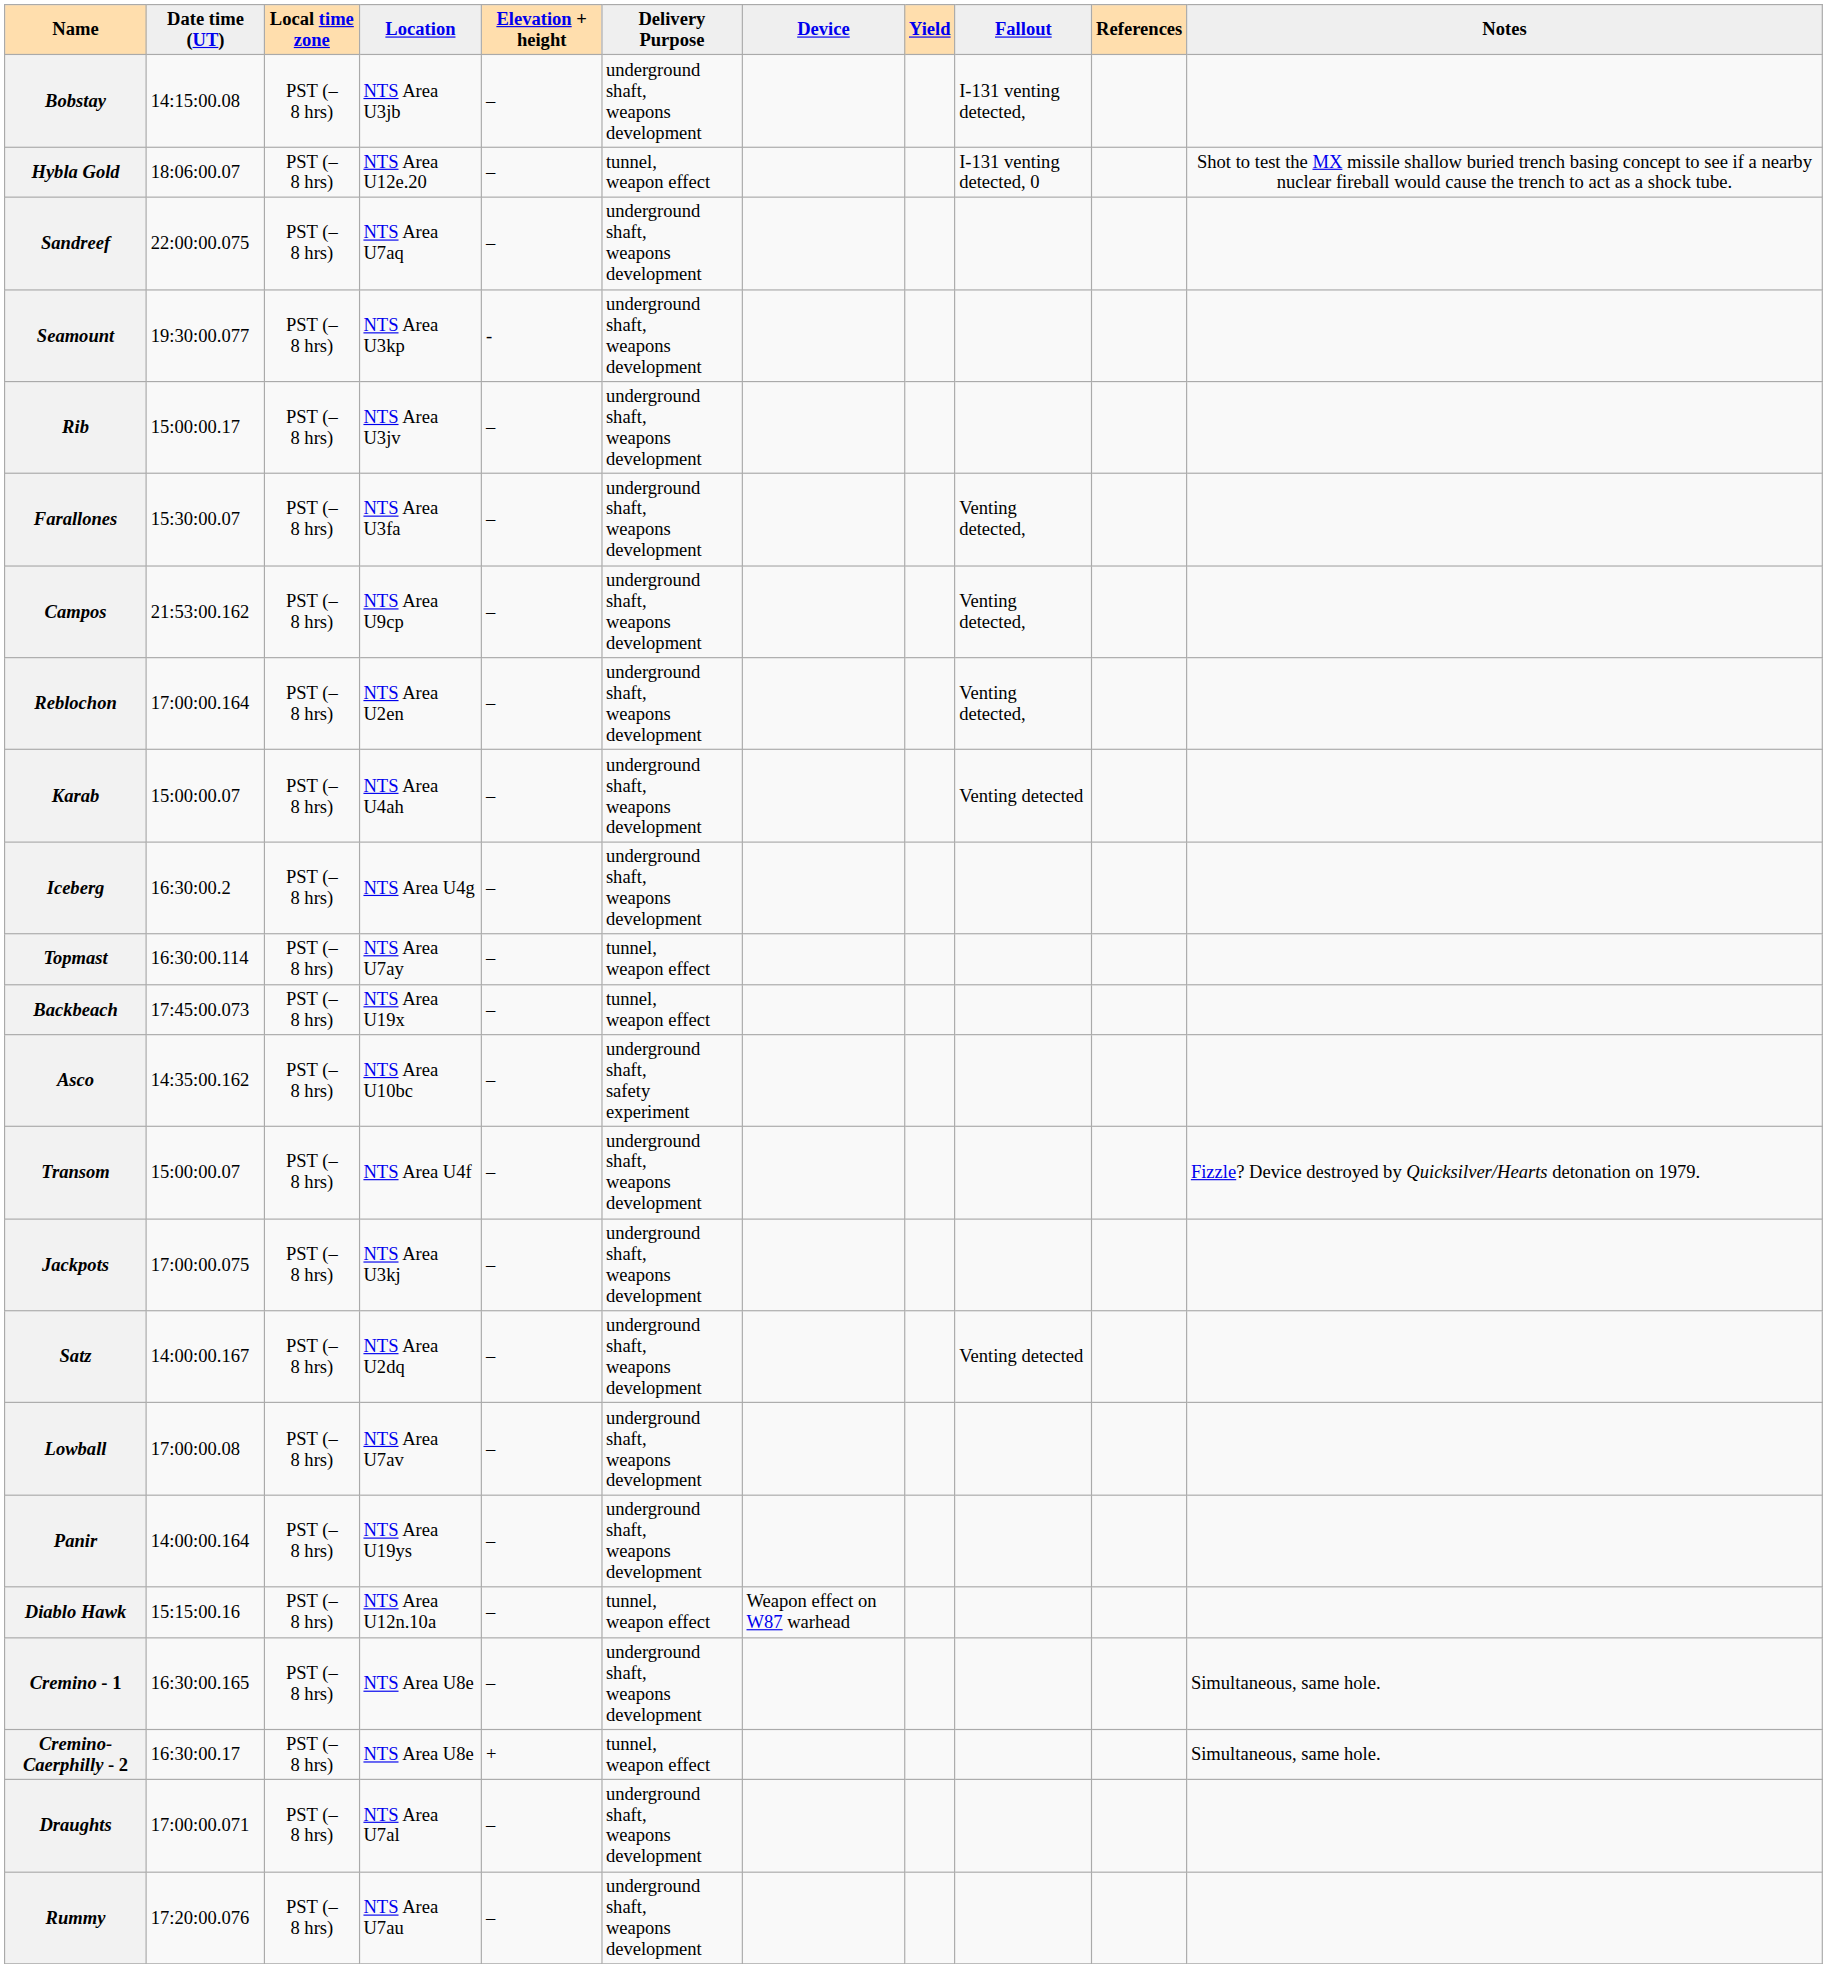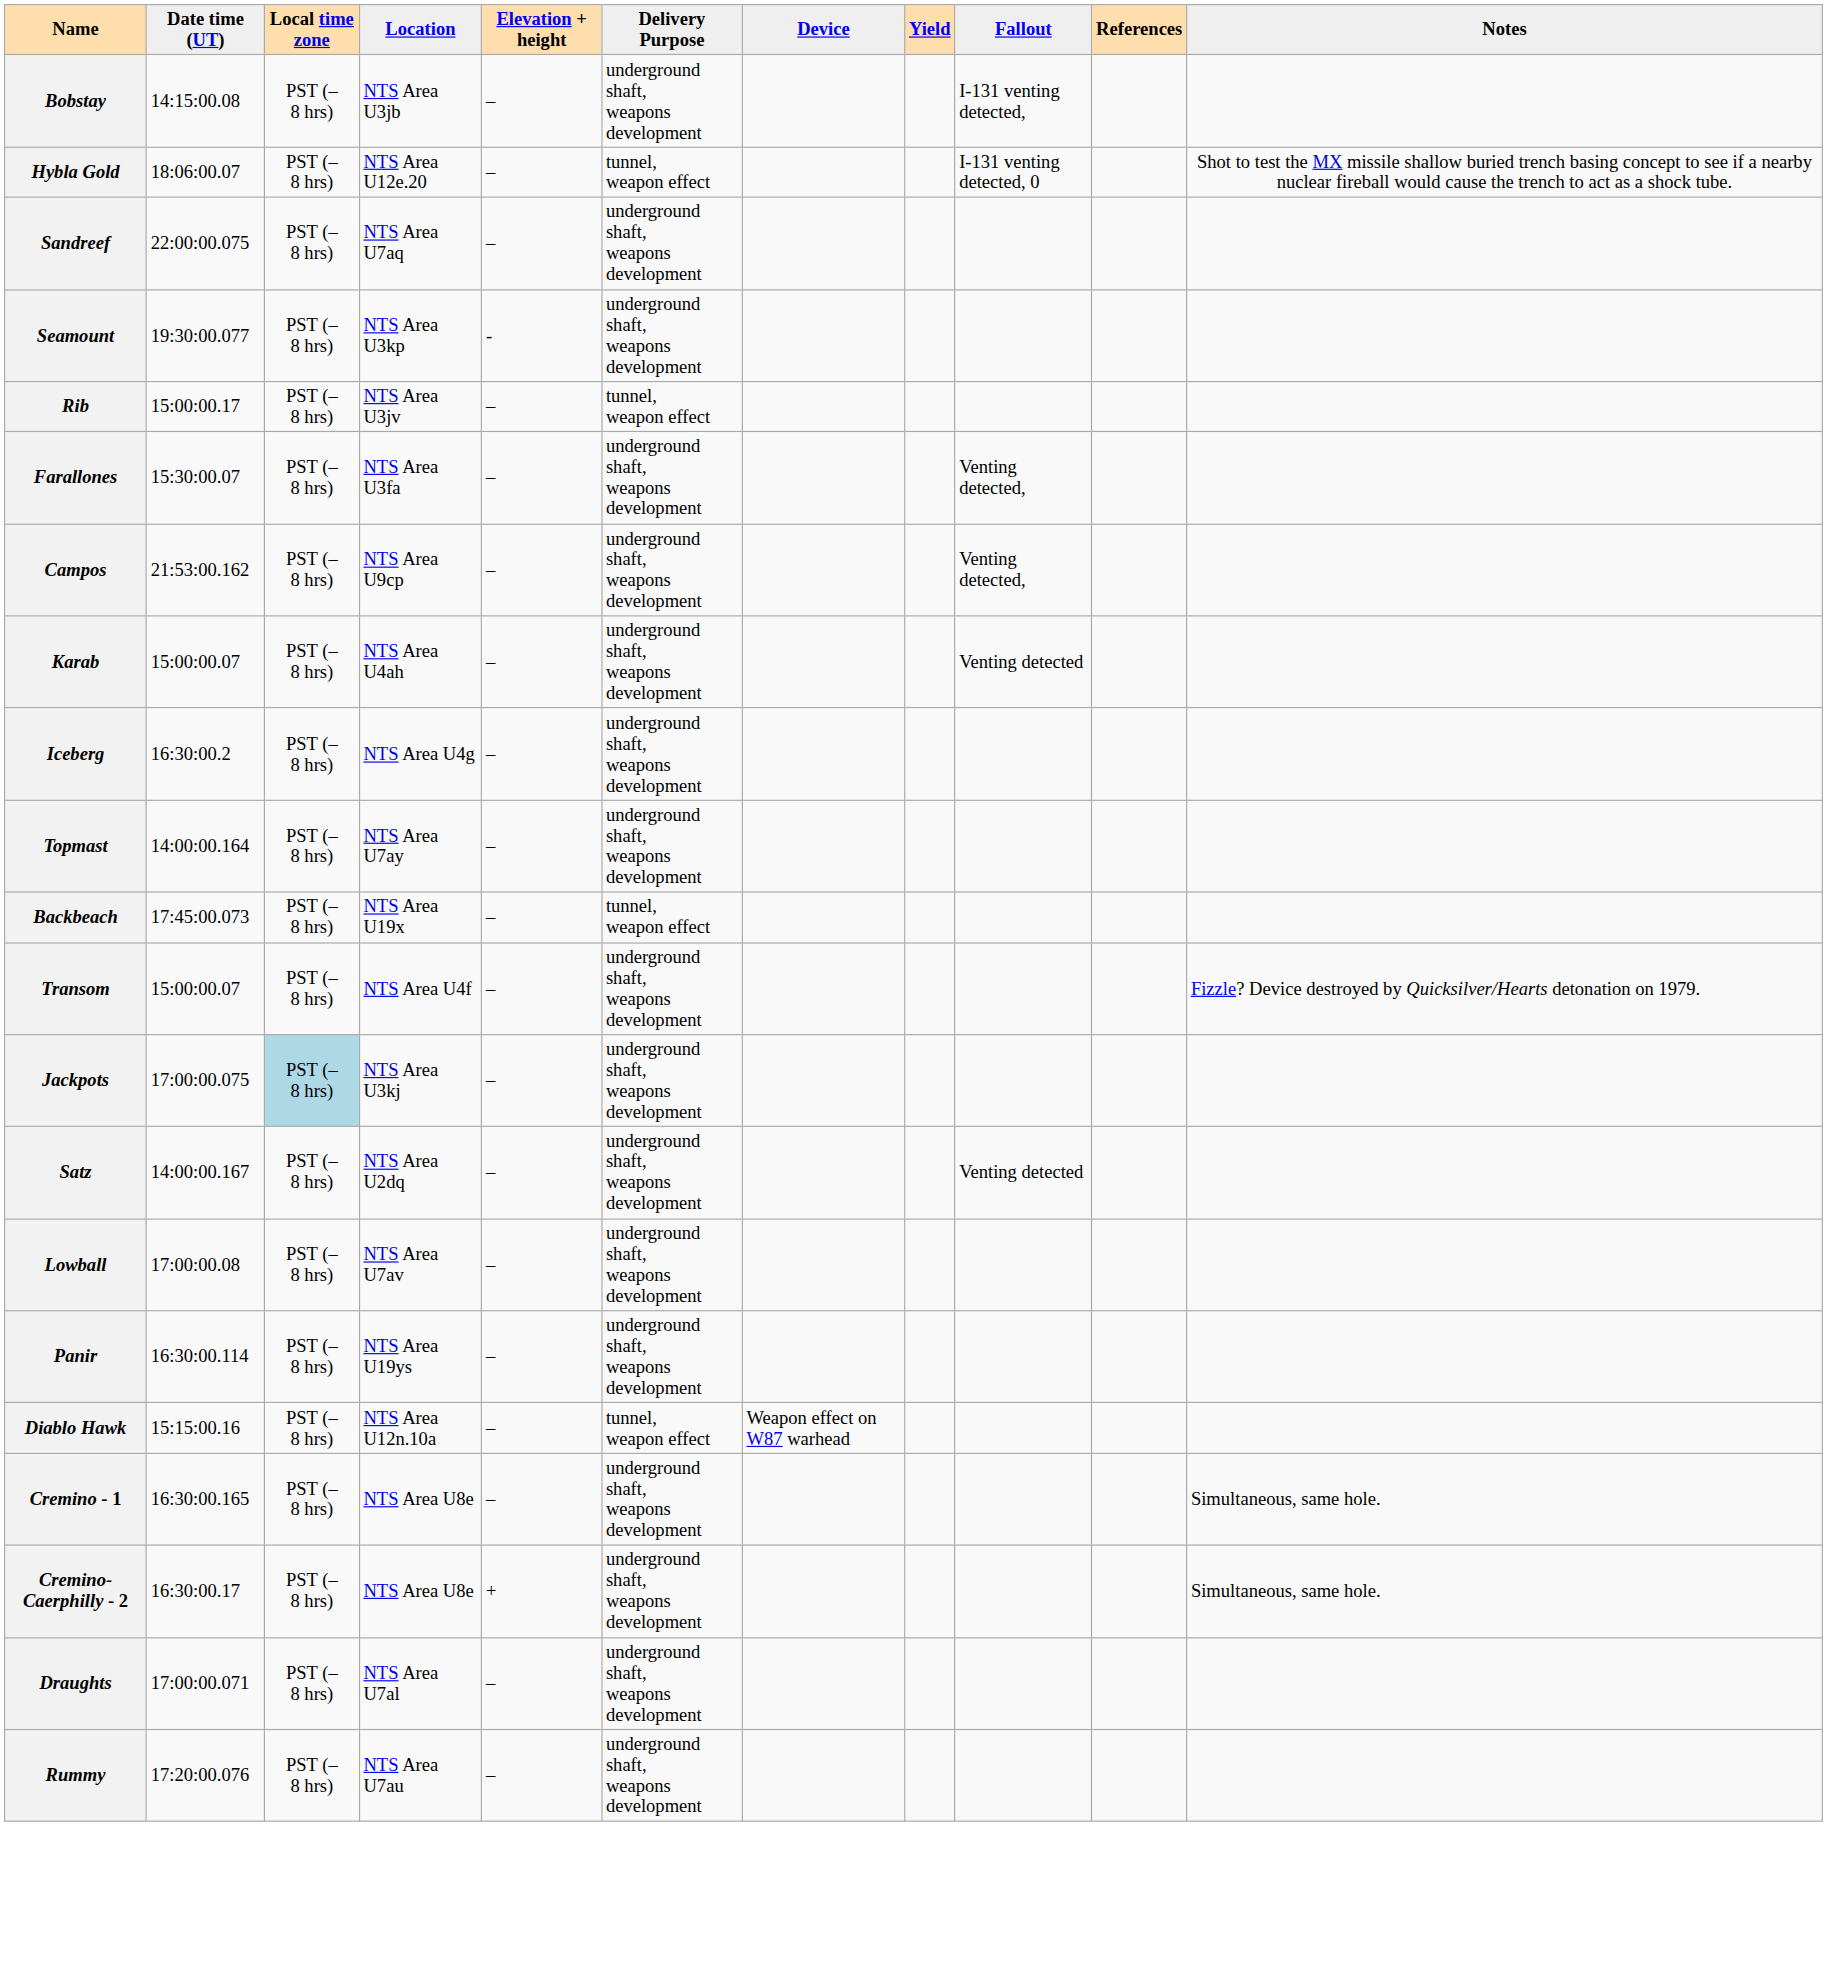(654, 427) underground shaft, weapons development -> (658, 406) tunnel, weapon effect
- row: (76, 703)
(200, 958) 16:30:00.114 -> (200, 846) 14:00:00.164
(658, 958) tunnel, weapon effect -> (654, 846) underground shaft, weapons development
- row: (76, 1080)
(312, 1264) no background -> (312, 1080) lightblue background
(200, 1540) 14:00:00.164 -> (200, 1356) 16:30:00.114
(658, 1754) tunnel, weapon effect -> (654, 1591) underground shaft, weapons development
